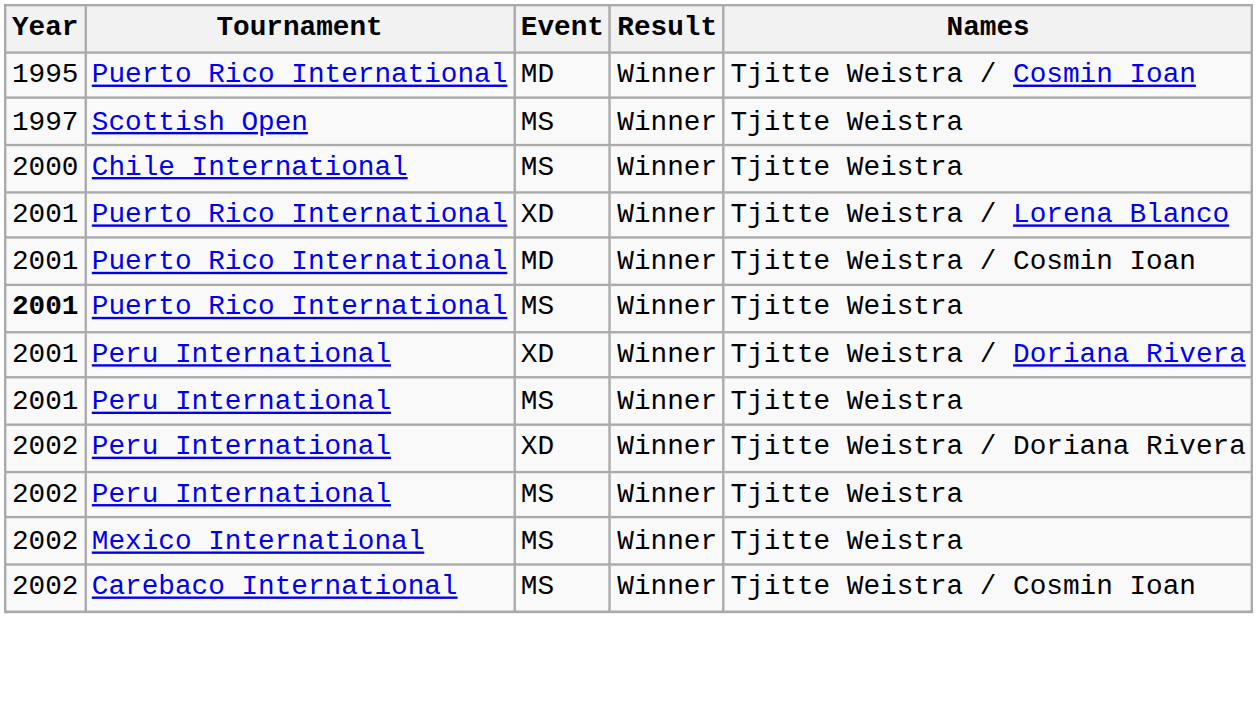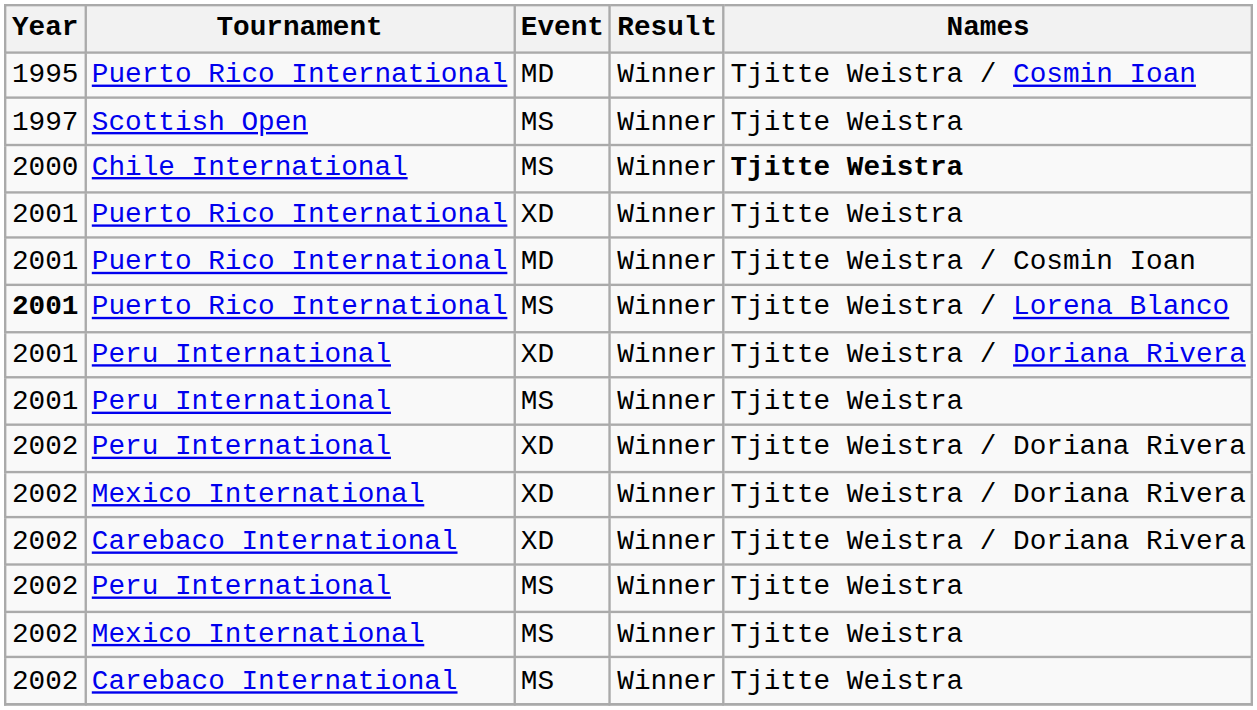(847, 168) normal -> (847, 168) bold
(980, 215) Tjitte Weistra / Lorena Blanco -> (847, 215) Tjitte Weistra
(847, 308) Tjitte Weistra -> (980, 308) Tjitte Weistra / Lorena Blanco
+ row: (258, 494)
+ row: (275, 541)
(963, 587) Tjitte Weistra / Cosmin Ioan -> (847, 680) Tjitte Weistra
